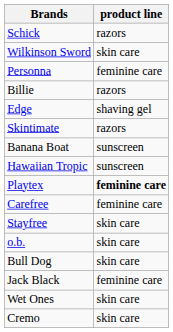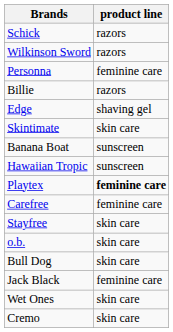(118, 52) skin care -> (111, 52) razors
(111, 128) razors -> (118, 128) skin care
